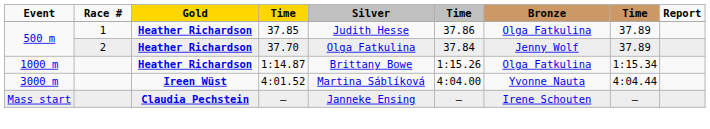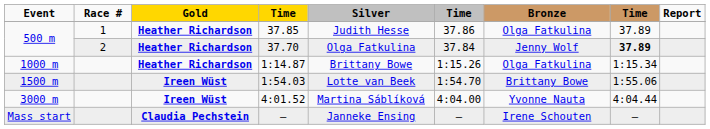(635, 47) normal -> (635, 47) bold
+ row: (283, 82)
